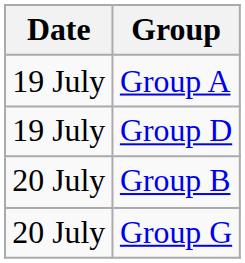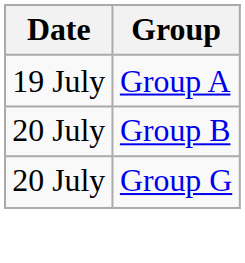- row: (176, 130)
